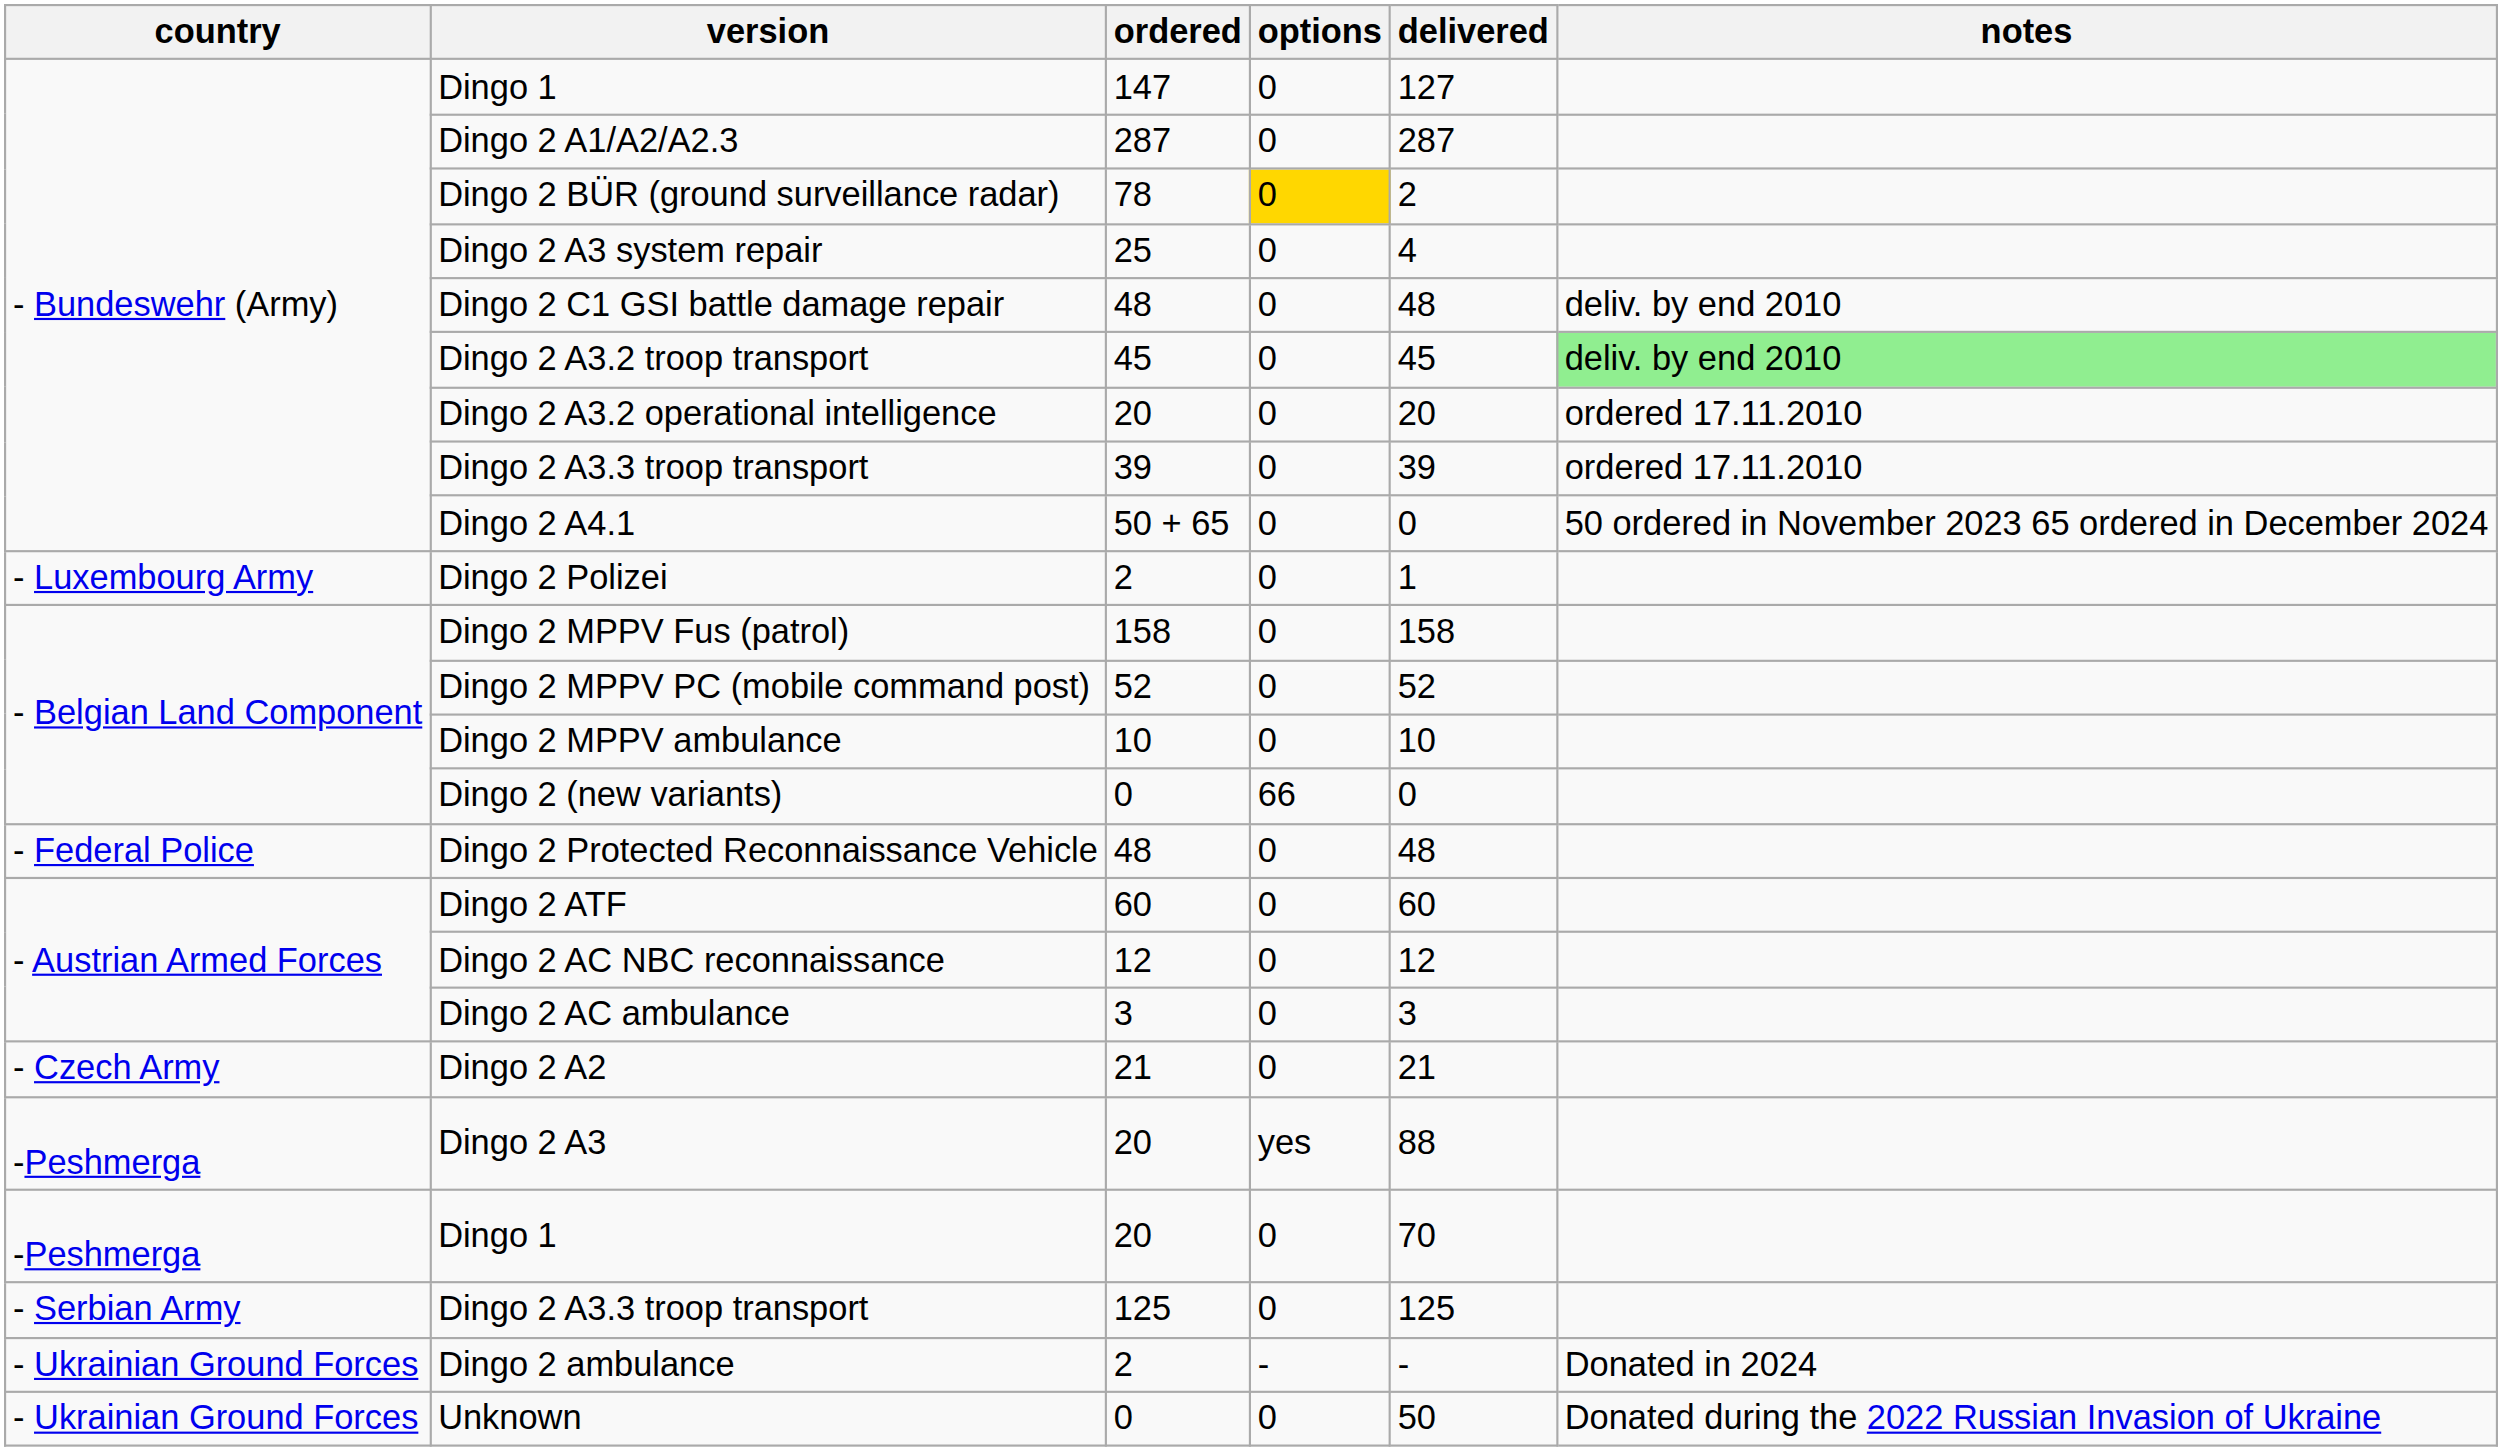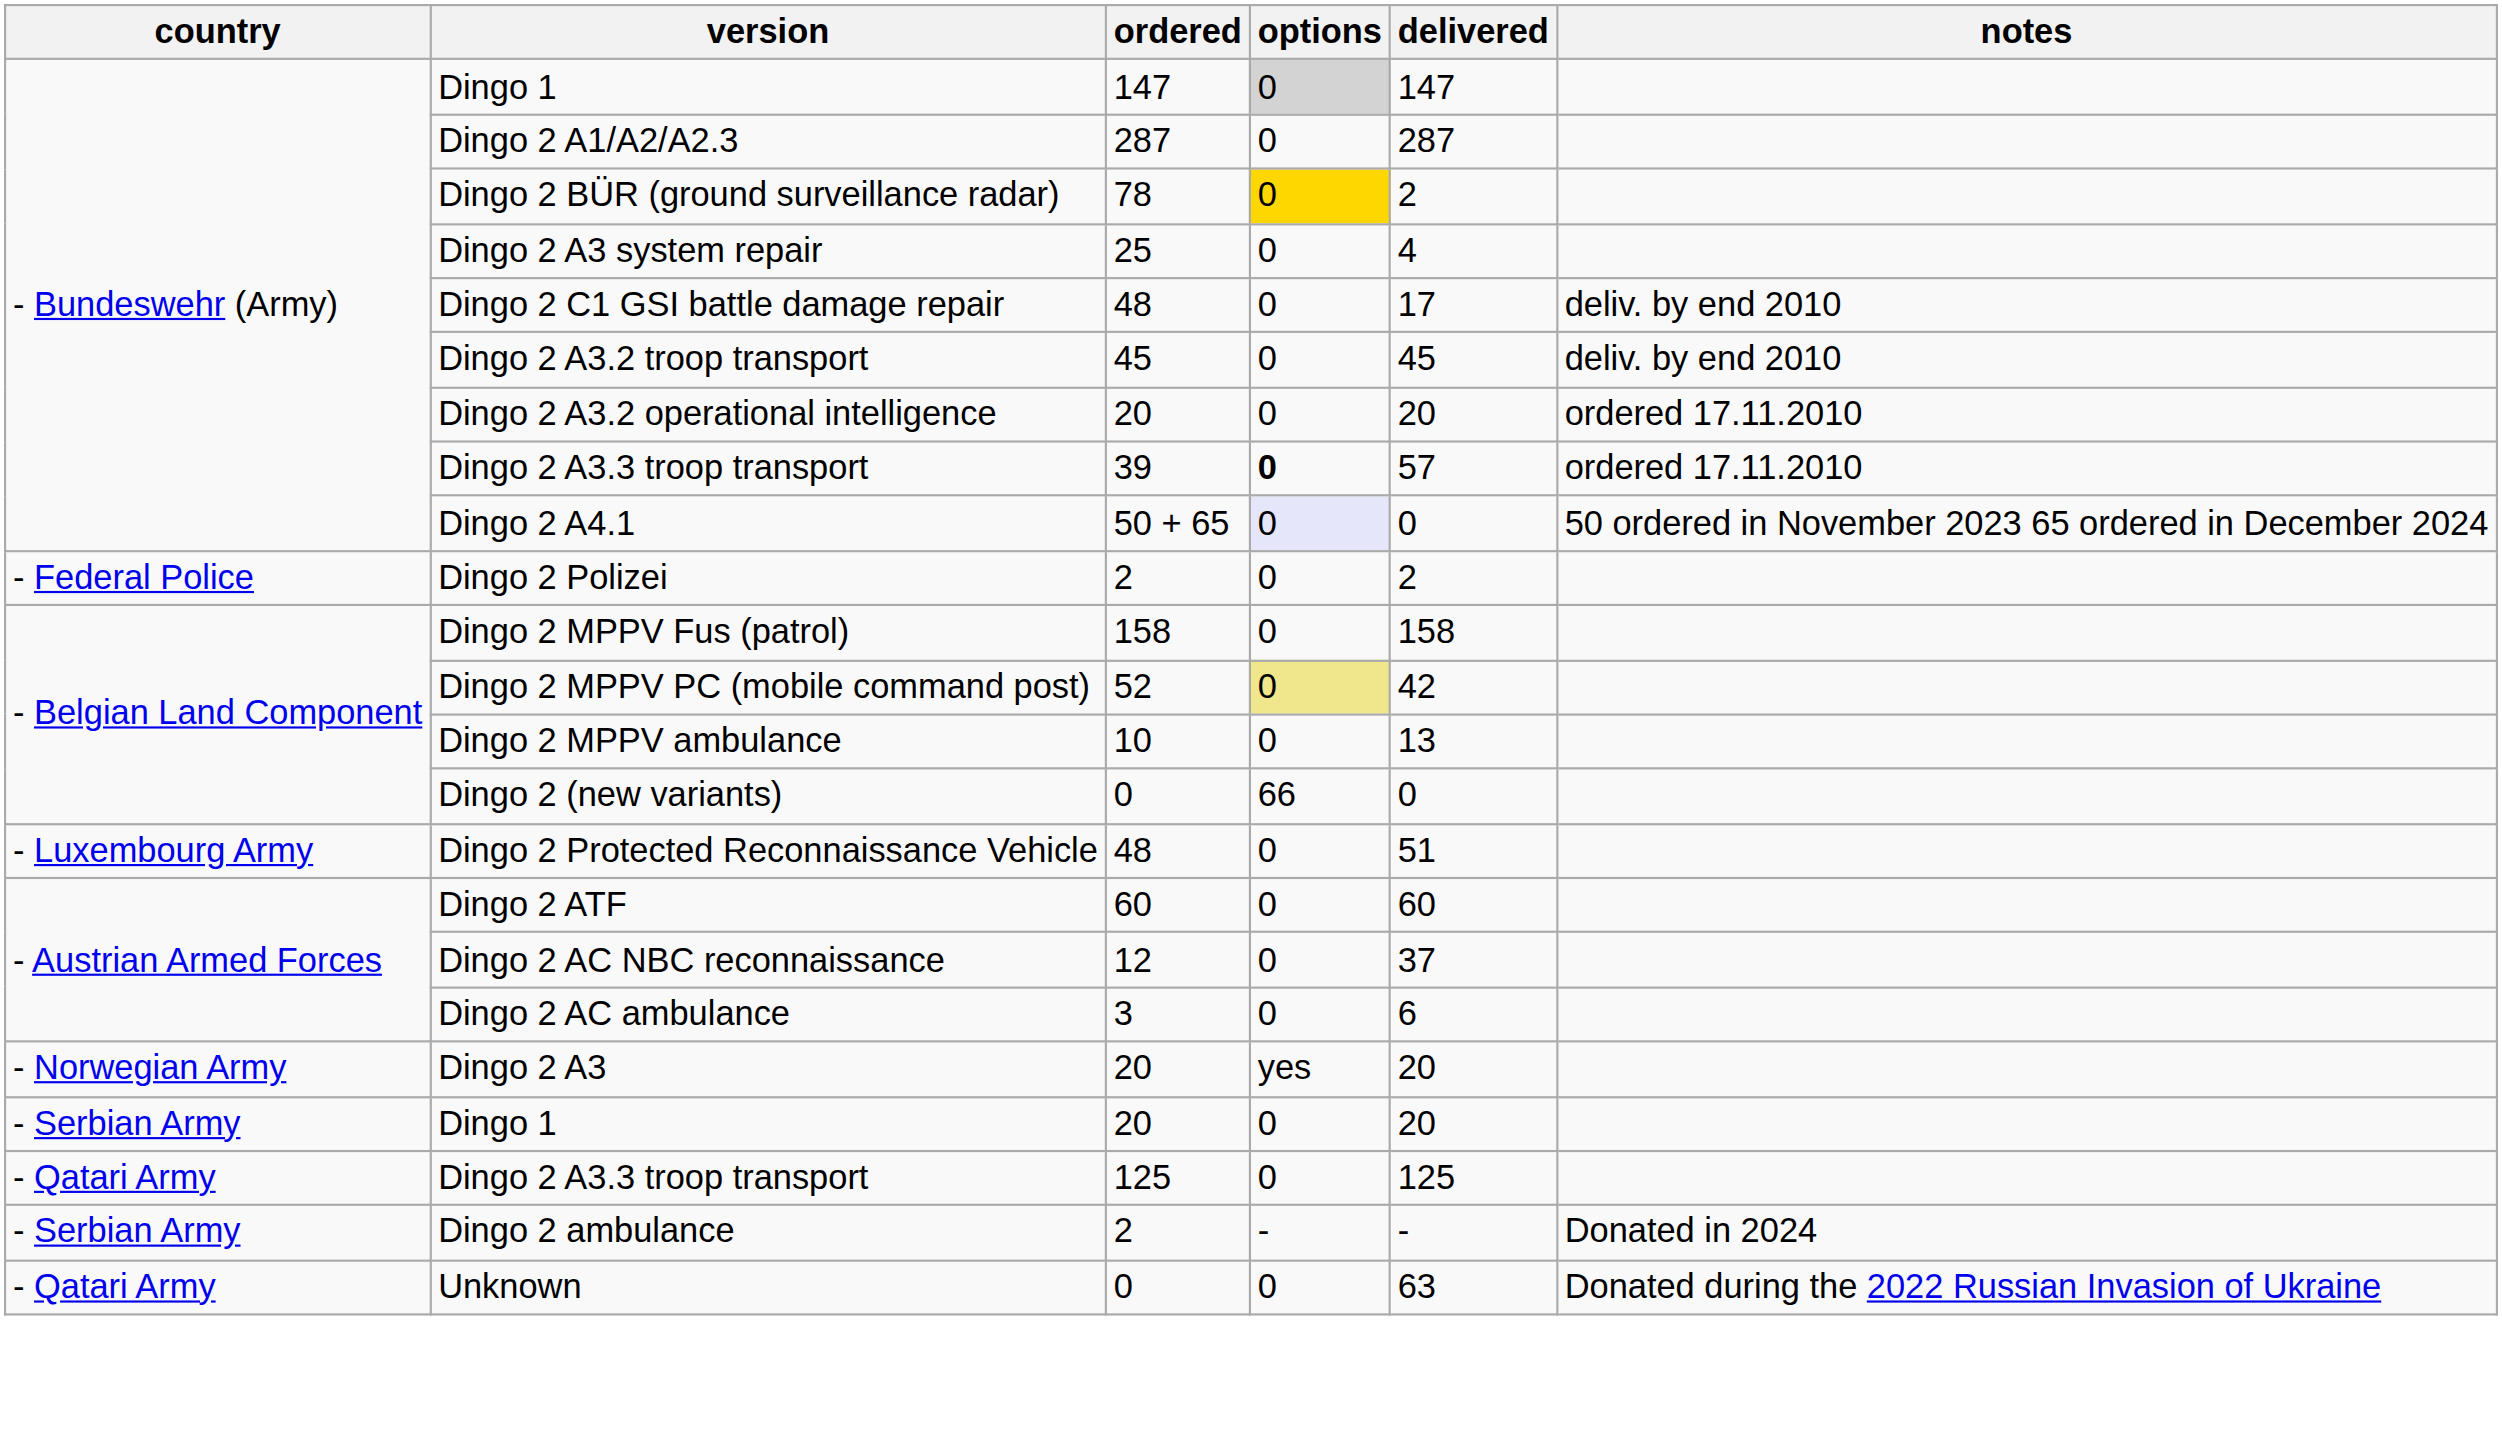(1267, 86) no background -> (1267, 86) lightgrey background
(1426, 86) 127 -> (1426, 86) 147
(1417, 304) 48 -> (1417, 304) 17
(1703, 359) lightgreen background -> (1703, 359) no background
(1267, 468) normal -> (1267, 468) bold
(1417, 468) 39 -> (1417, 468) 57
(1267, 522) no background -> (1267, 522) lavender background
(163, 577) - Luxembourg Army -> (133, 577) - Federal Police
(1407, 577) 1 -> (1407, 577) 2
(1267, 686) no background -> (1267, 686) khaki background
(1417, 686) 52 -> (1417, 686) 42
(1417, 741) 10 -> (1417, 741) 13
(133, 850) - Federal Police -> (163, 850) - Luxembourg Army
(1417, 850) 48 -> (1417, 850) 51
(1417, 959) 12 -> (1417, 959) 37
(1407, 1013) 3 -> (1407, 1013) 6
- row: (522, 1068)
(107, 1161) -Peshmerga -> (150, 1068) - Norwegian Army
(1417, 1142) 88 -> (1417, 1068) 20
(107, 1254) -Peshmerga -> (127, 1122) - Serbian Army
(1417, 1235) 70 -> (1417, 1122) 20
(127, 1309) - Serbian Army -> (114, 1177) - Qatari Army
(216, 1363) - Ukrainian Ground Forces -> (127, 1232) - Serbian Army
(216, 1418) - Ukrainian Ground Forces -> (114, 1286) - Qatari Army
(1417, 1418) 50 -> (1417, 1286) 63
